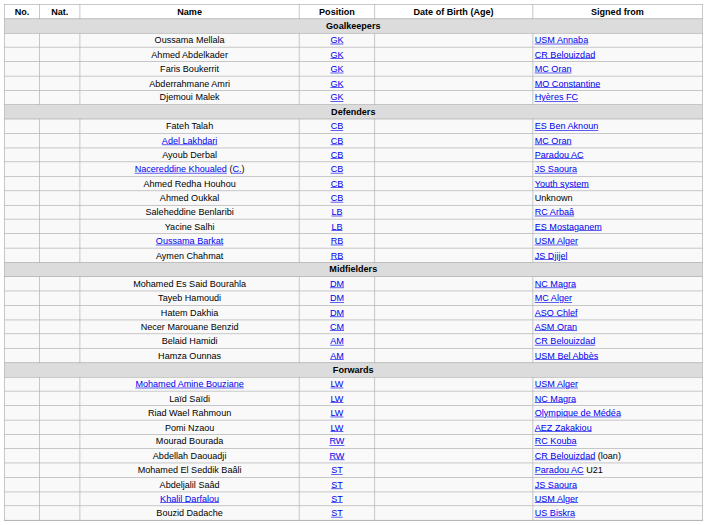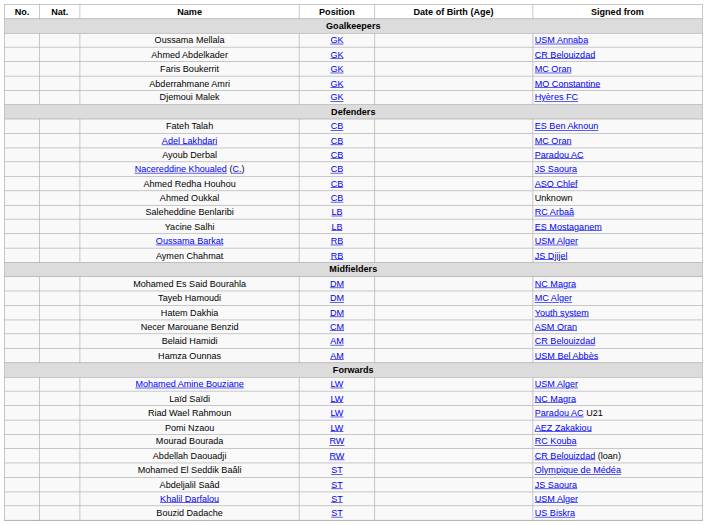(562, 184) Youth system -> (556, 184) ASO Chlef
(556, 313) ASO Chlef -> (562, 313) Youth system
(578, 413) Olympique de Médéa -> (569, 413) Paradou AC U21
(569, 471) Paradou AC U21 -> (578, 471) Olympique de Médéa
